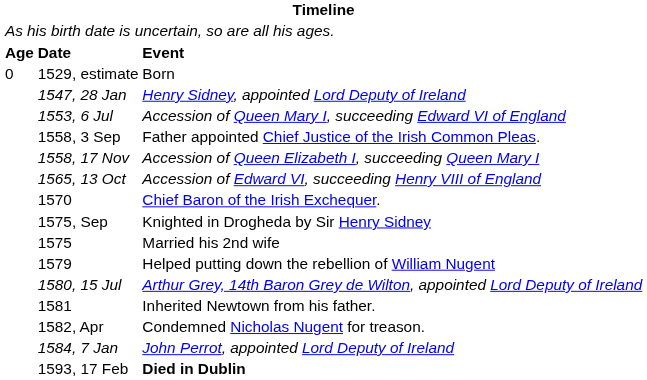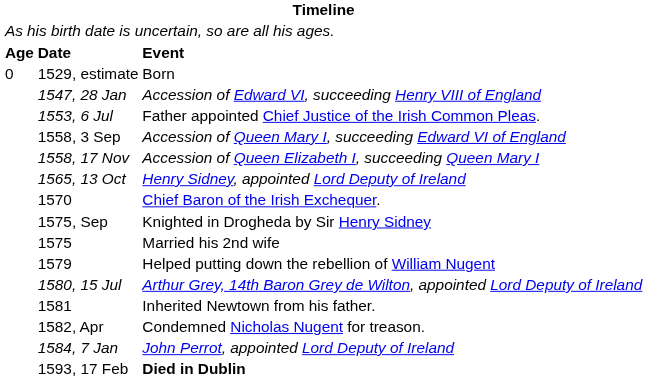(304, 95) Henry Sidney, appointed Lord Deputy of Ireland -> (342, 95) Accession of Edward VI, succeeding Henry VIII of England
(354, 116) Accession of Queen Mary I, succeeding Edward VI of England -> (341, 116) Father appointed Chief Justice of the Irish Common Pleas.
(341, 137) Father appointed Chief Justice of the Irish Common Pleas. -> (354, 137) Accession of Queen Mary I, succeeding Edward VI of England
(342, 179) Accession of Edward VI, succeeding Henry VIII of England -> (304, 179) Henry Sidney, appointed Lord Deputy of Ireland
